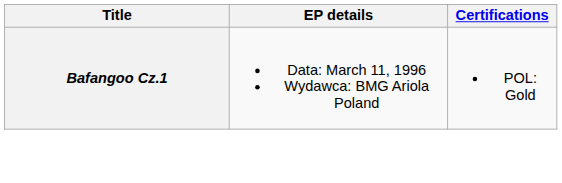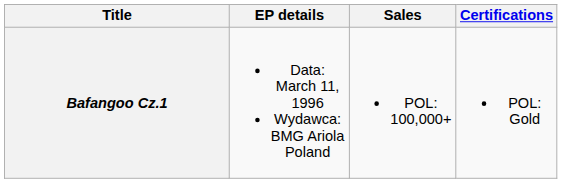+ column: (403, 16)
